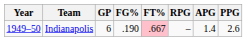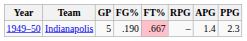(109, 28) 6 -> (109, 28) 5
(234, 28) 2.6 -> (234, 28) 2.3
